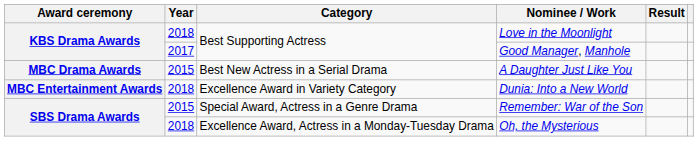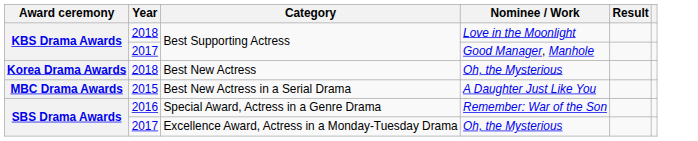+ row: (210, 70)
- row: (298, 88)
(181, 107) 2015 -> (145, 107) 2016
(181, 126) 2018 -> (145, 126) 2017
